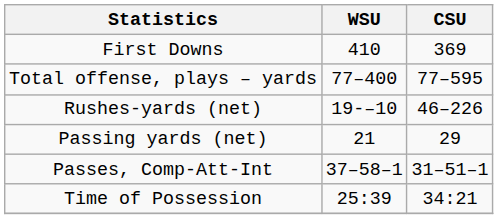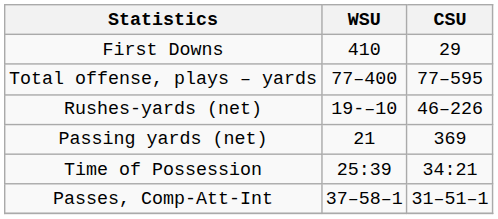(450, 50) 369 -> (450, 50) 29
(450, 139) 29 -> (450, 139) 369
rows swapped: (163, 169) <-> (163, 199)
